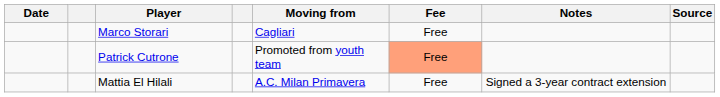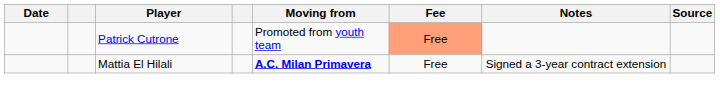- row: (133, 32)
(310, 82) normal -> (313, 63) bold
